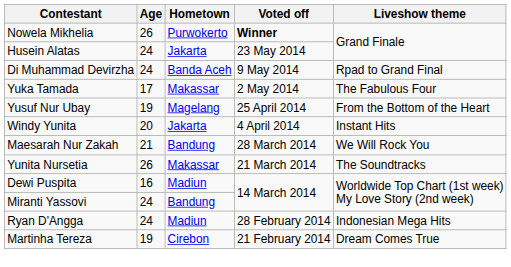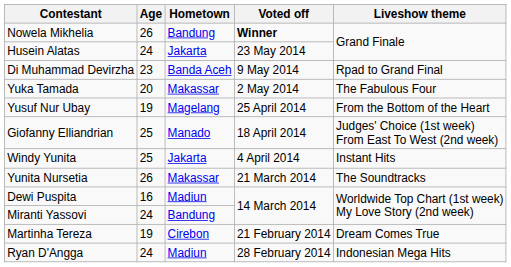(198, 33) Purwokerto -> (191, 33) Bandung
(146, 70) 24 -> (146, 70) 23
(146, 89) 17 -> (146, 89) 20
+ row: (60, 133)
(146, 127) 20 -> (146, 159) 25
- row: (63, 145)
rows swapped: (45, 220) <-> (50, 239)
